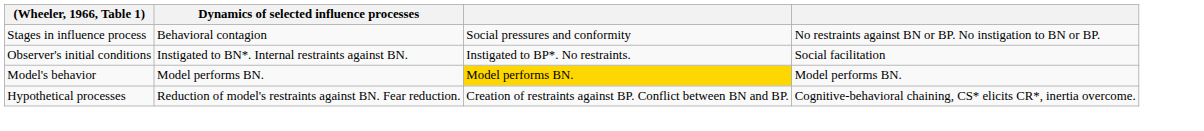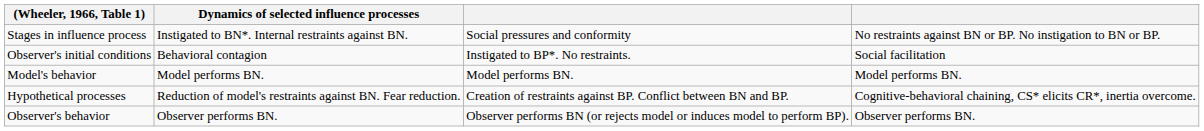(212, 34) Behavioral contagion -> (283, 34) Instigated to BN*. Internal restraints against BN.
(283, 55) Instigated to BN*. Internal restraints against BN. -> (212, 55) Behavioral contagion
(520, 75) gold background -> (520, 75) no background
+ row: (58, 116)
